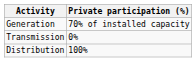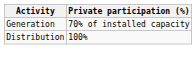- row: (35, 37)
